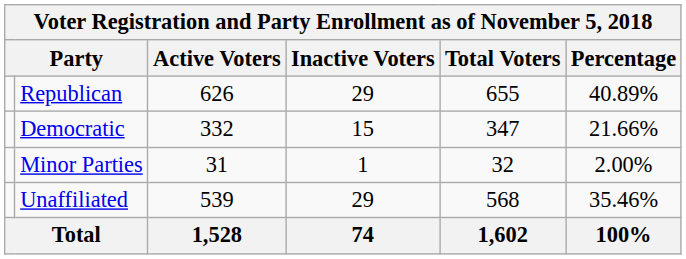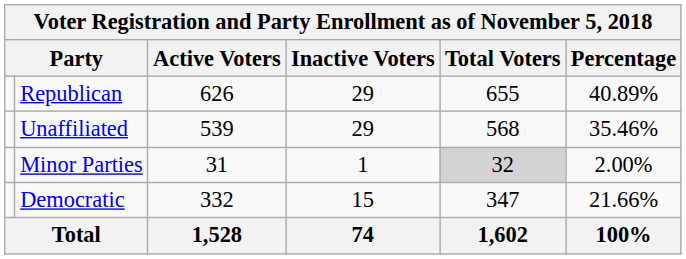rows swapped: (72, 128) <-> (74, 199)
(503, 164) no background -> (503, 164) lightgrey background
